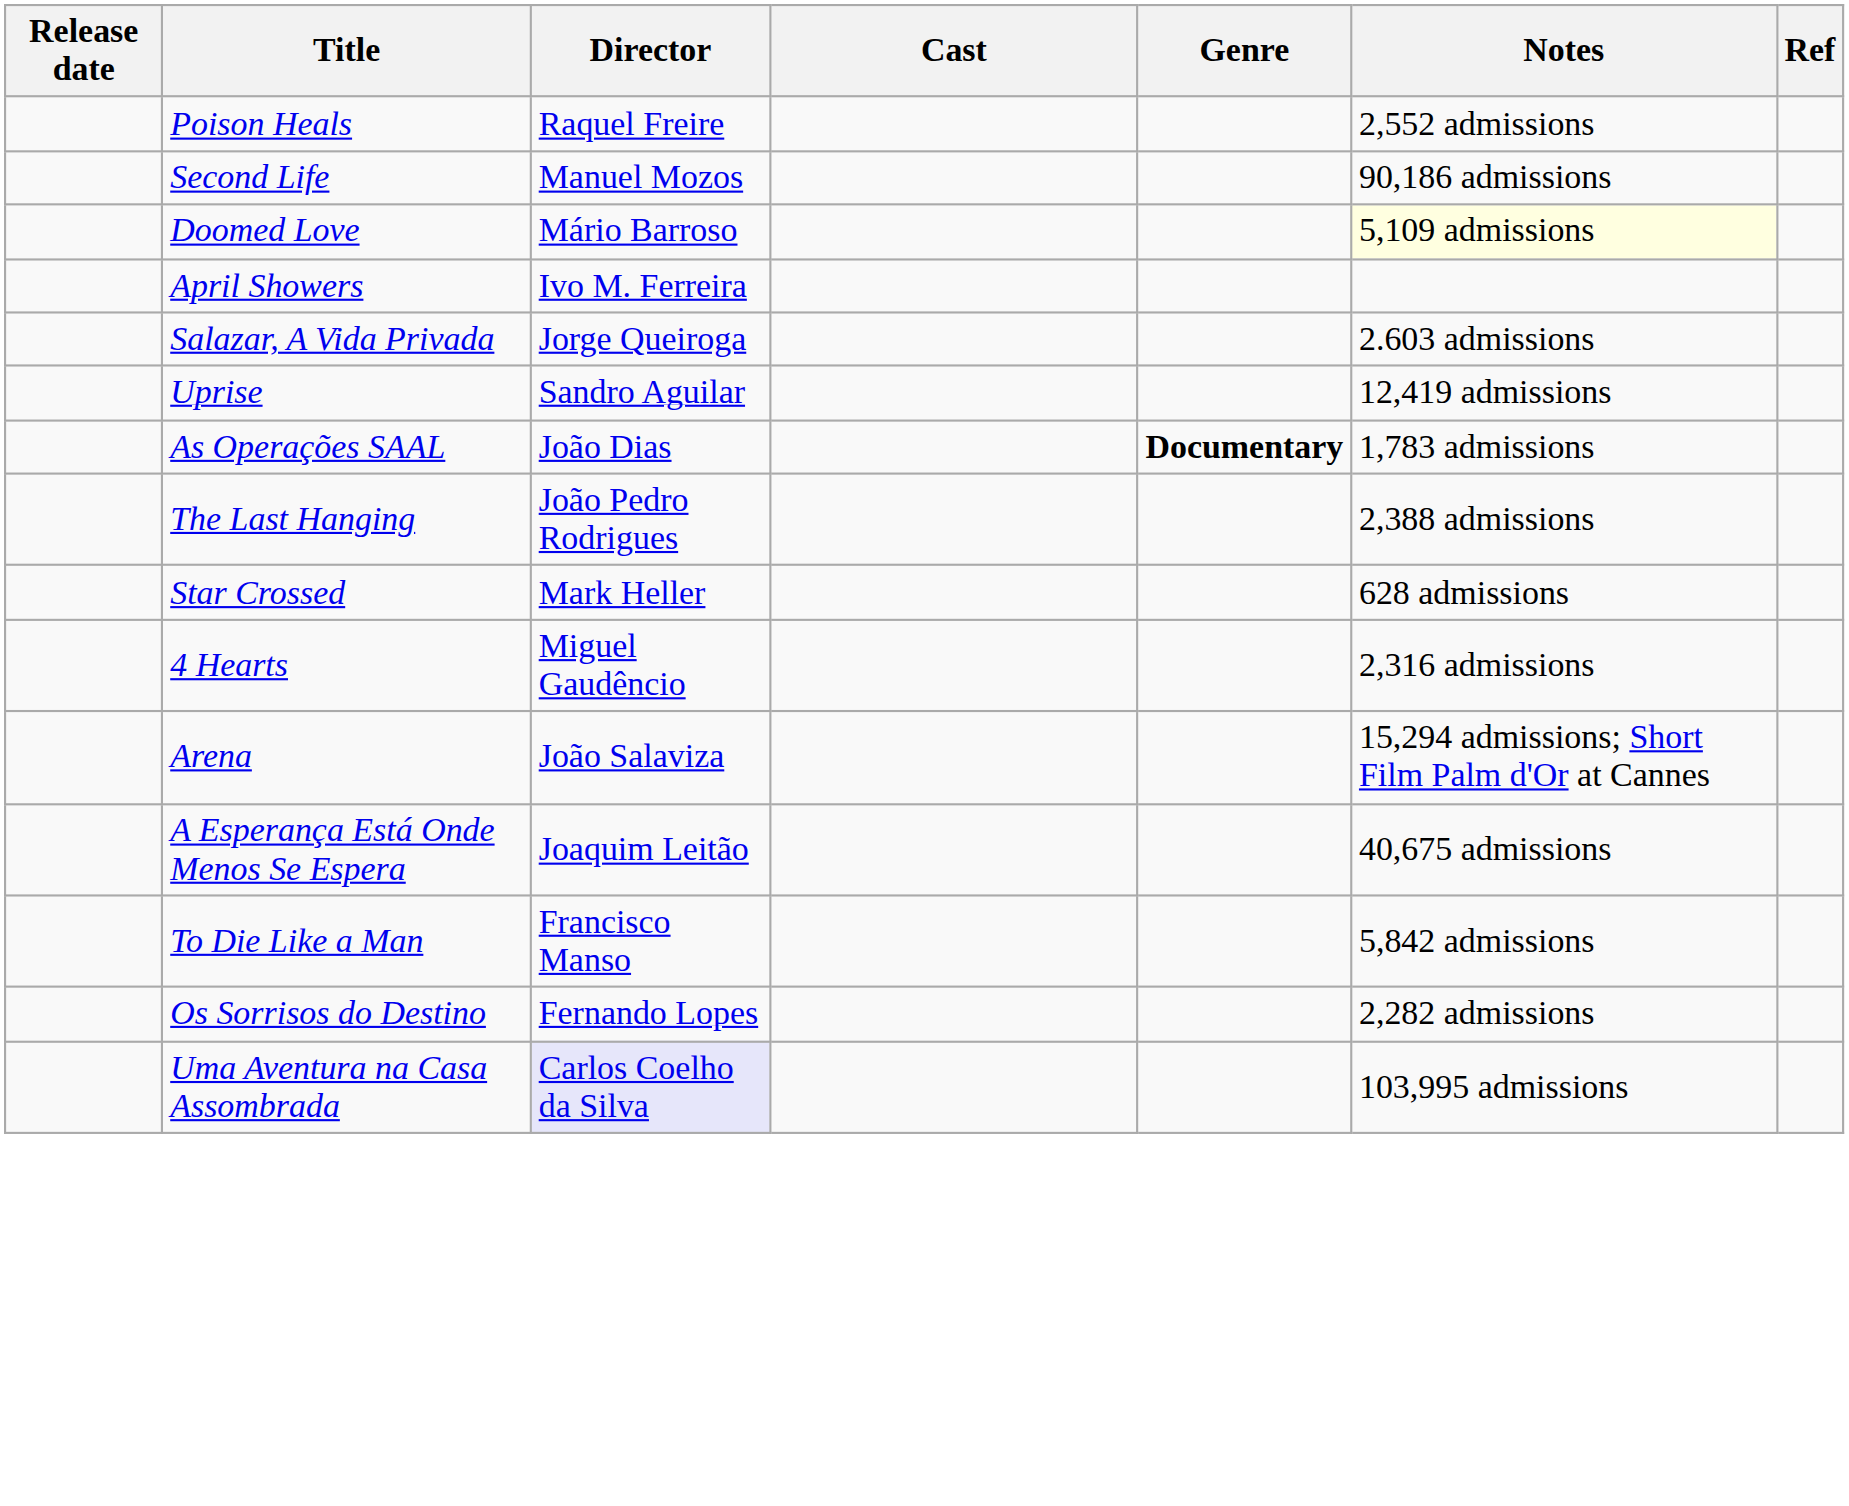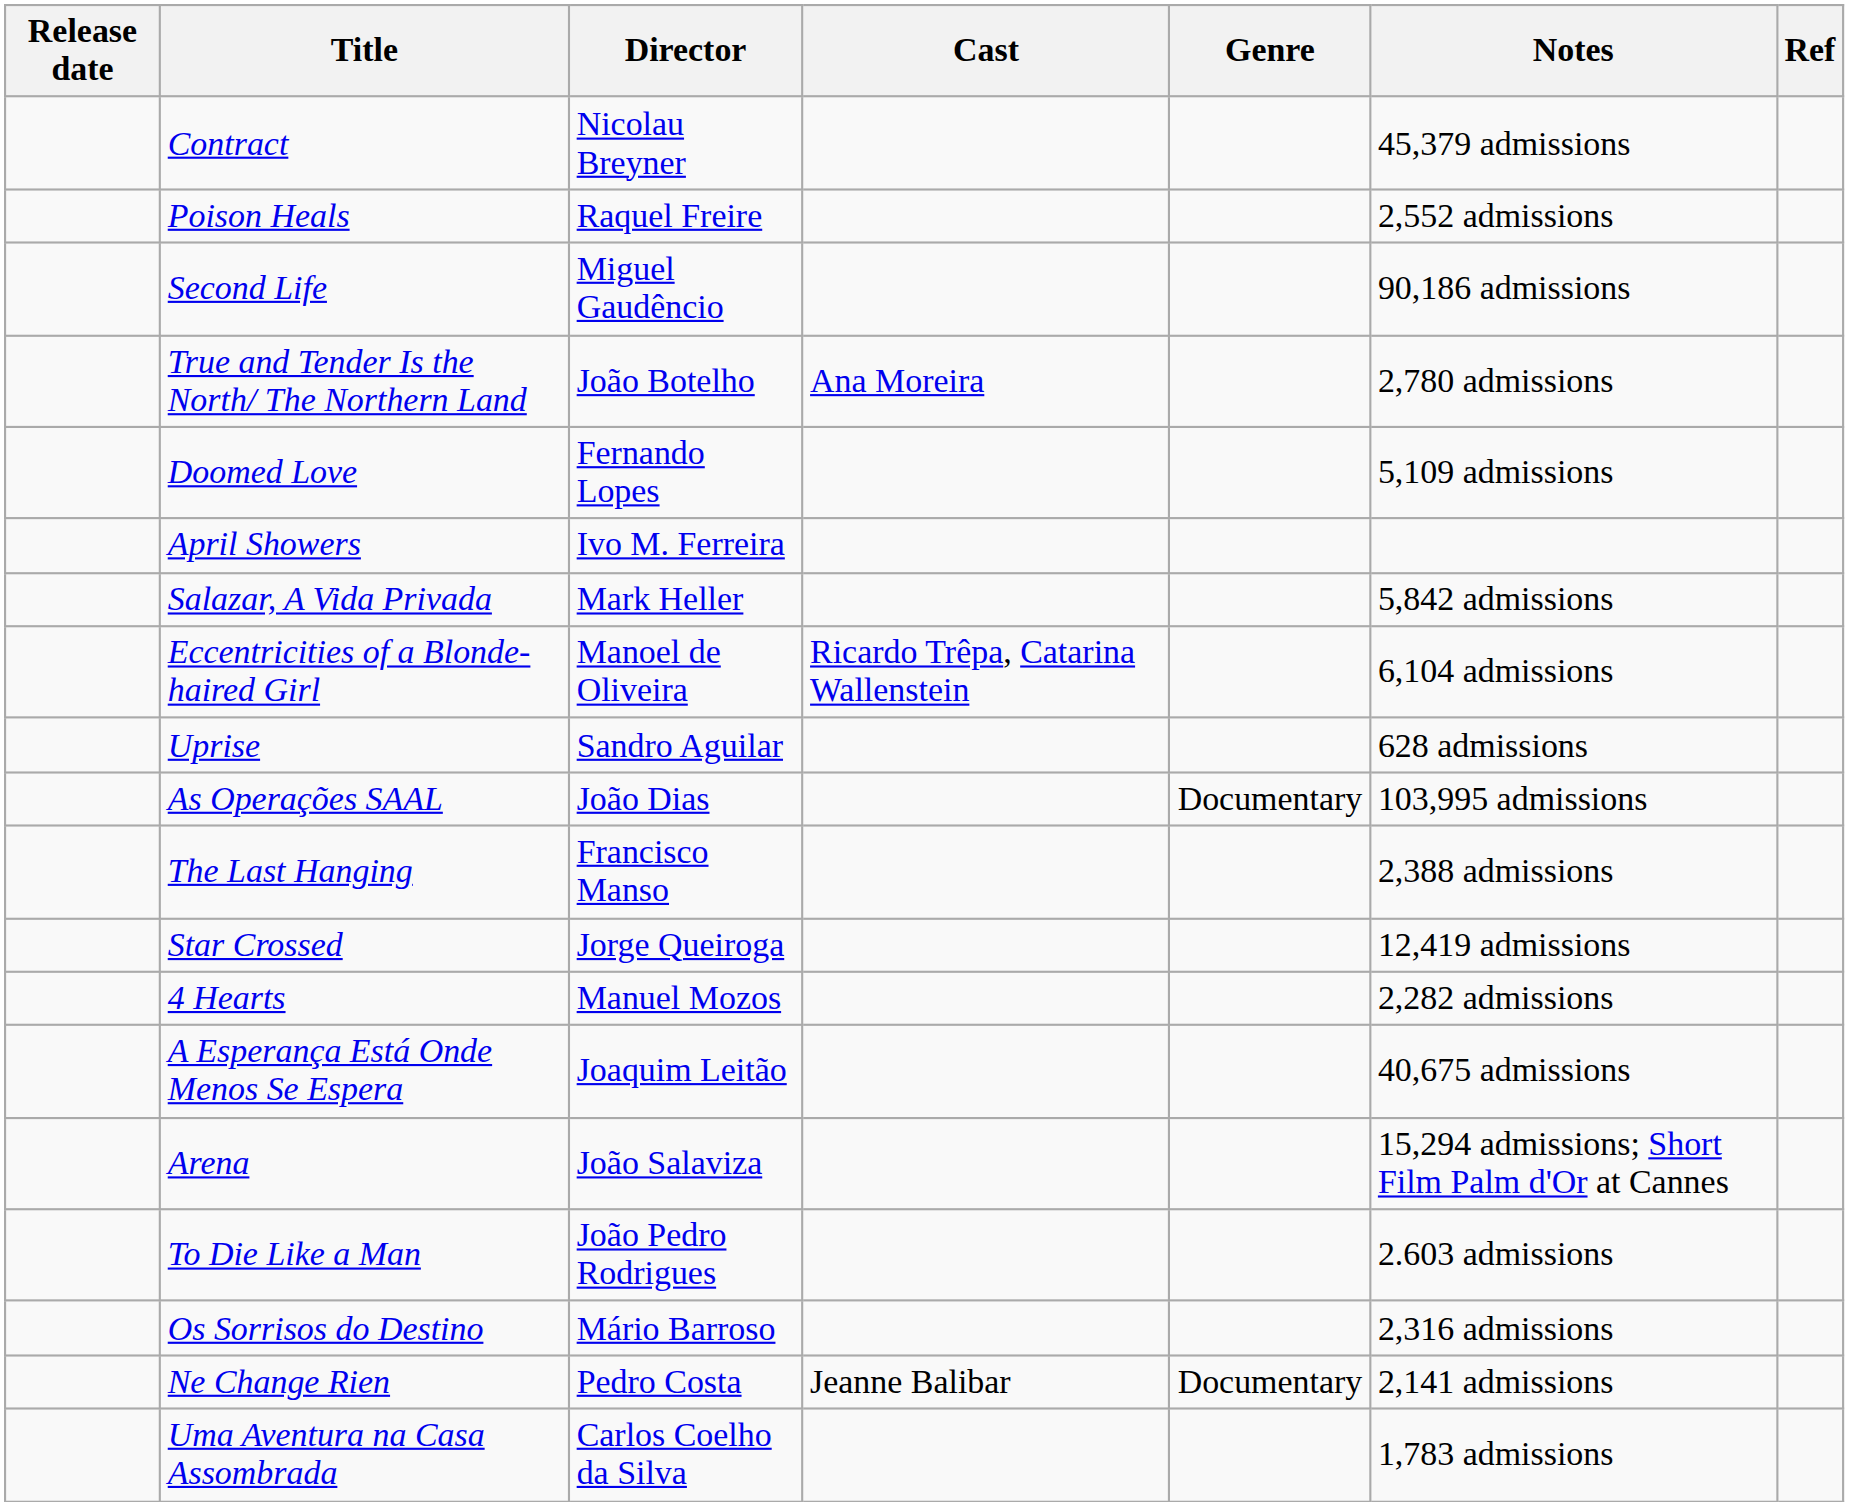+ row: (228, 142)
(641, 177) Manuel Mozos -> (650, 288) Miguel Gaudêncio
+ row: (347, 380)
(638, 230) Mário Barroso -> (641, 472) Fernando Lopes
(1477, 230) lightyellow background -> (1496, 472) no background
(642, 338) Jorge Queiroga -> (660, 598) Mark Heller
(1477, 338) 2.603 admissions -> (1496, 598) 5,842 admissions
+ row: (349, 671)
(1485, 392) 12,419 admissions -> (1483, 744) 628 admissions
(1244, 446) bold -> (1270, 798) normal
(1477, 446) 1,783 admissions -> (1513, 798) 103,995 admissions
(614, 518) João Pedro Rodrigues -> (643, 871) Francisco Manso
(622, 591) Mark Heller -> (680, 944) Jorge Queiroga
(1464, 591) 628 admissions -> (1504, 944) 12,419 admissions
(612, 664) Miguel Gaudêncio -> (679, 997) Manuel Mozos
(1477, 664) 2,316 admissions -> (1496, 997) 2,282 admissions
rows swapped: (211, 756) <-> (332, 848)
(605, 940) Francisco Manso -> (652, 1254) João Pedro Rodrigues
(1477, 940) 5,842 admissions -> (1496, 1254) 2.603 admissions
(648, 1013) Fernando Lopes -> (676, 1327) Mário Barroso
(1477, 1013) 2,282 admissions -> (1496, 1327) 2,316 admissions
+ row: (279, 1381)
(636, 1086) lavender background -> (674, 1454) no background
(1494, 1086) 103,995 admissions -> (1496, 1454) 1,783 admissions
